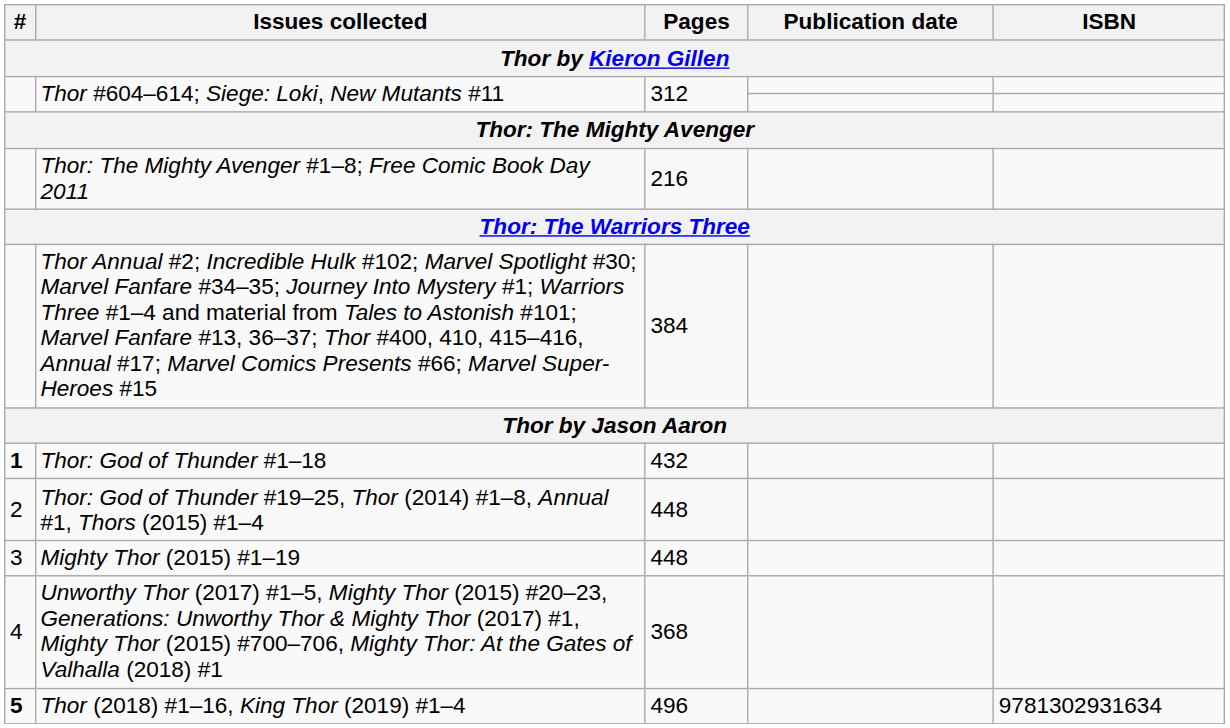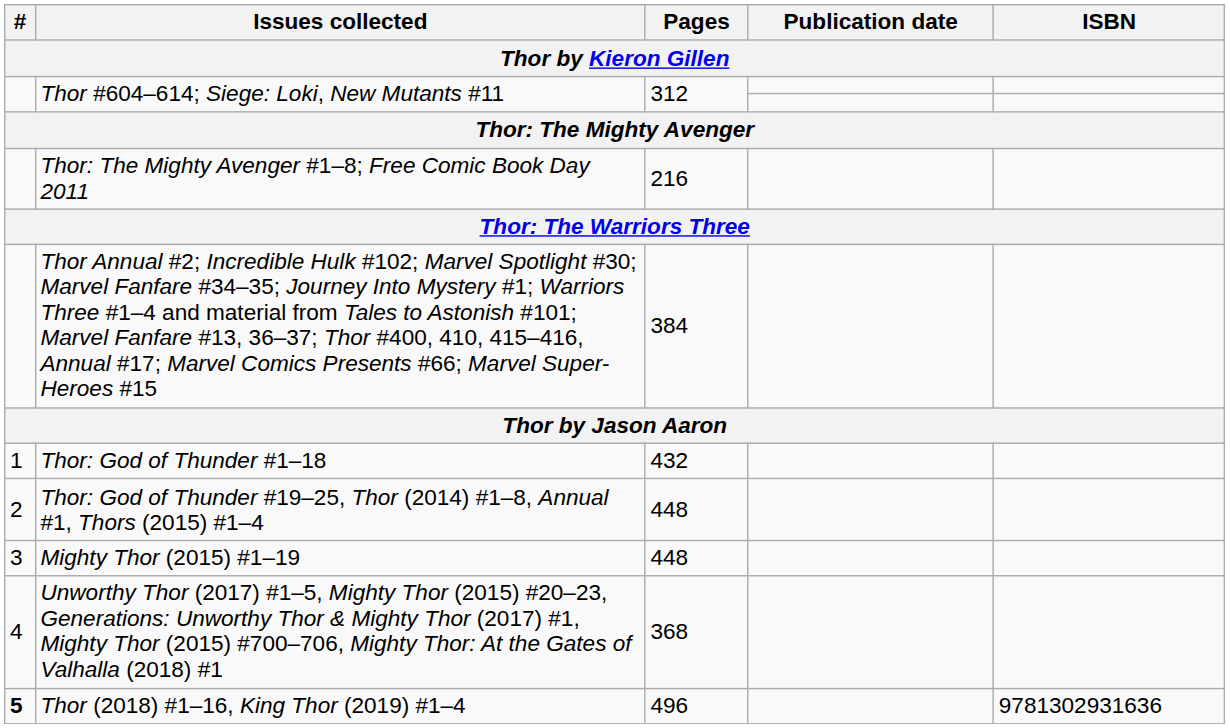(16, 460) bold -> (16, 460) normal
(1080, 705) 9781302931634 -> (1080, 705) 9781302931636
